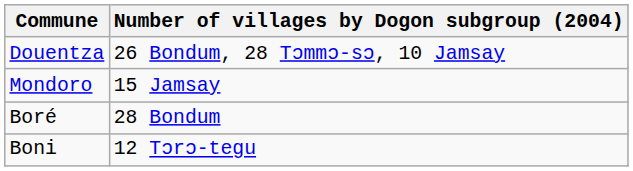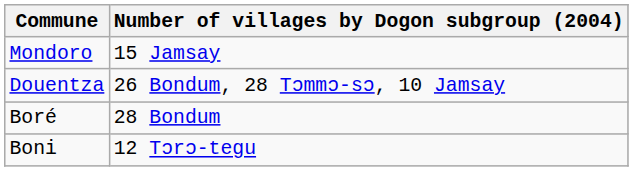rows swapped: (57, 53) <-> (51, 85)
